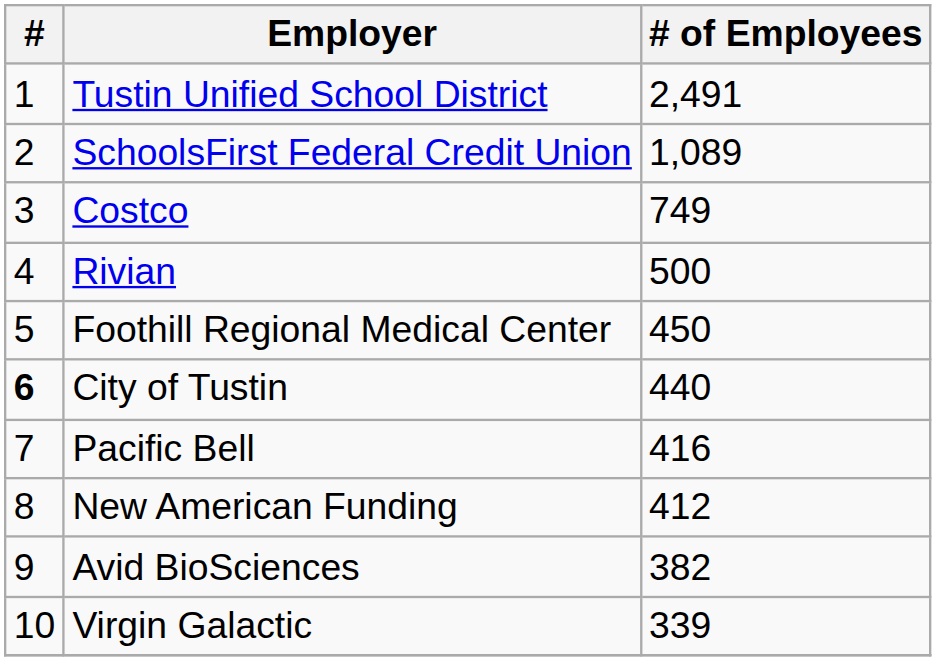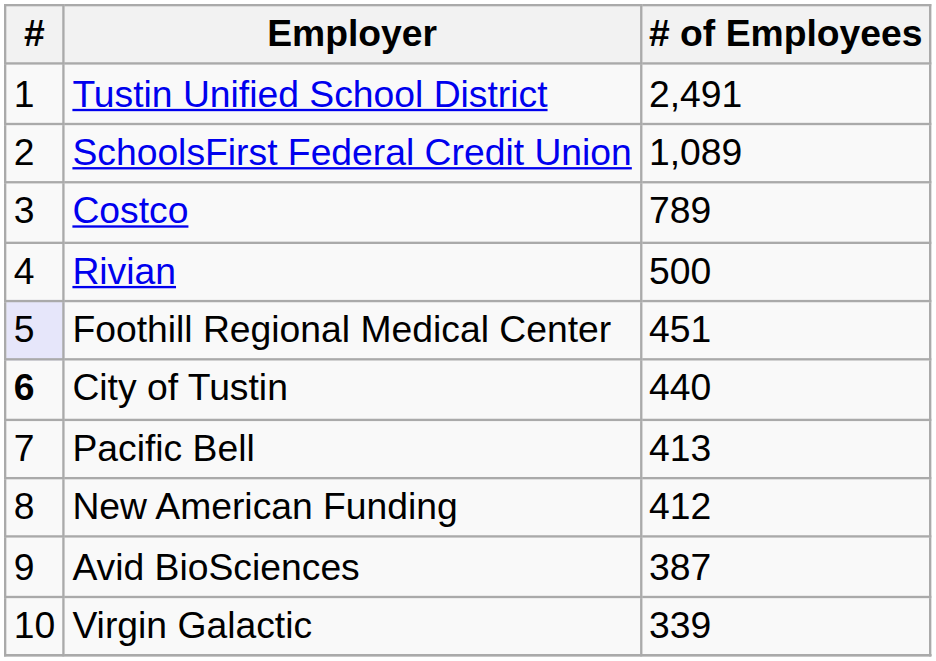(680, 211) 749 -> (680, 211) 789
(24, 329) no background -> (24, 329) lavender background
(680, 329) 450 -> (680, 329) 451
(680, 447) 416 -> (680, 447) 413
(680, 566) 382 -> (680, 566) 387
